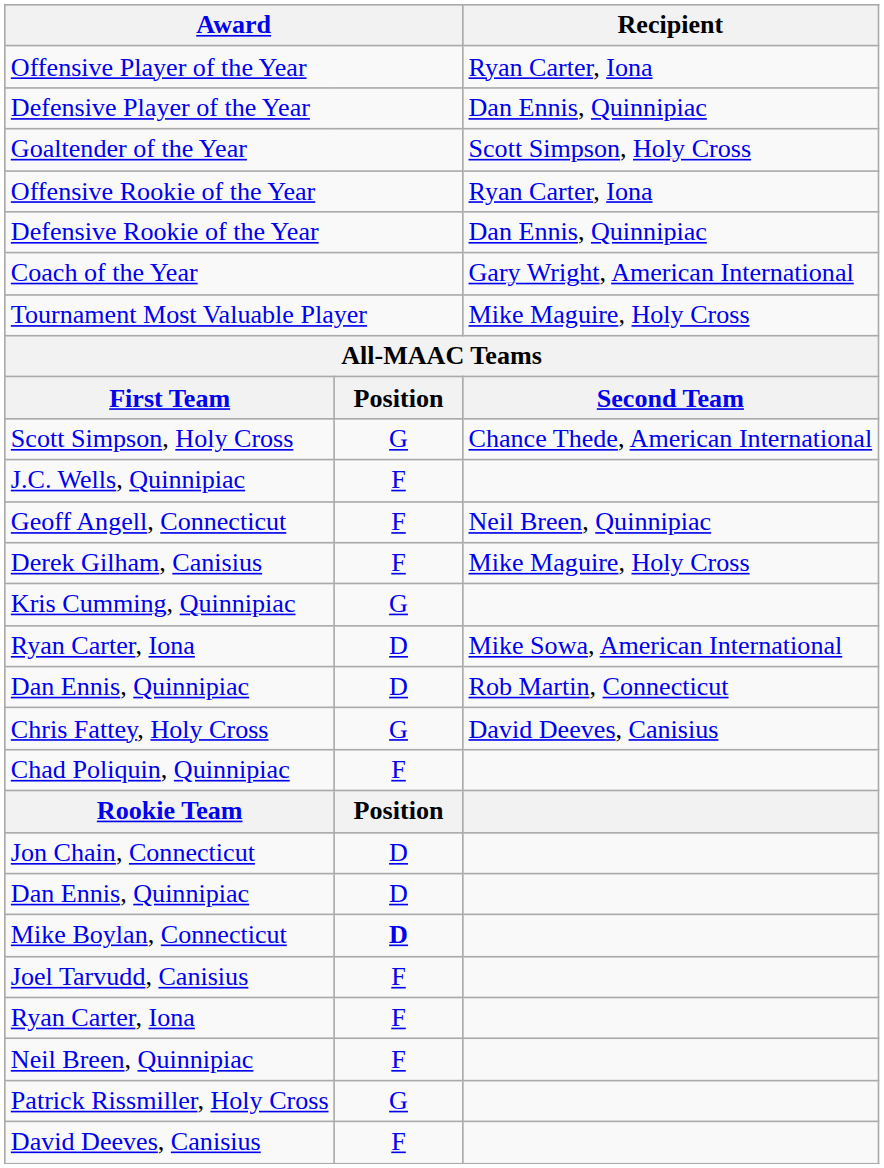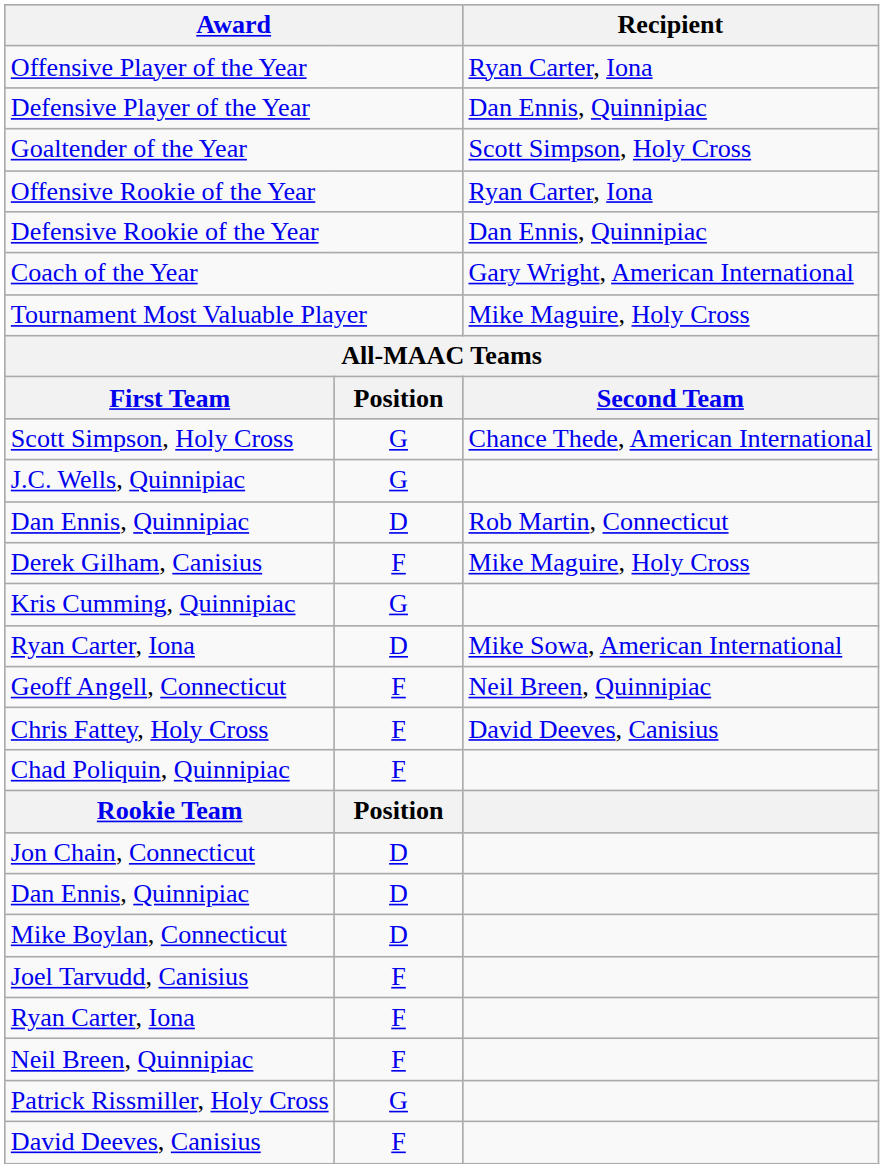(399, 480) F -> (399, 480) G
rows swapped: (130, 686) <-> (149, 521)
(399, 728) G -> (399, 728) F
(399, 935) bold -> (399, 935) normal
